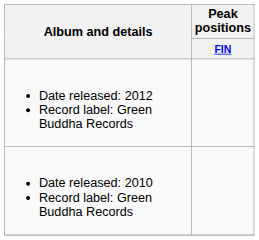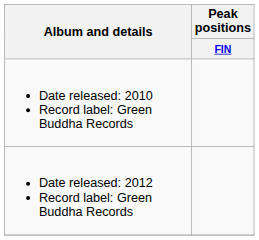rows swapped: (98, 198) <-> (98, 110)
